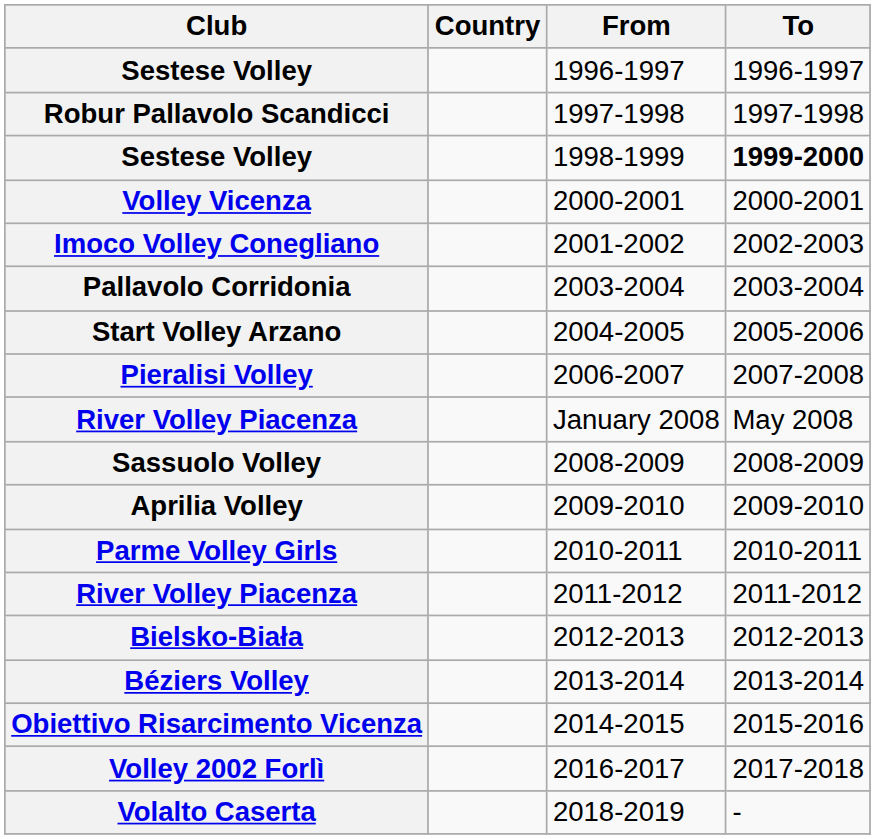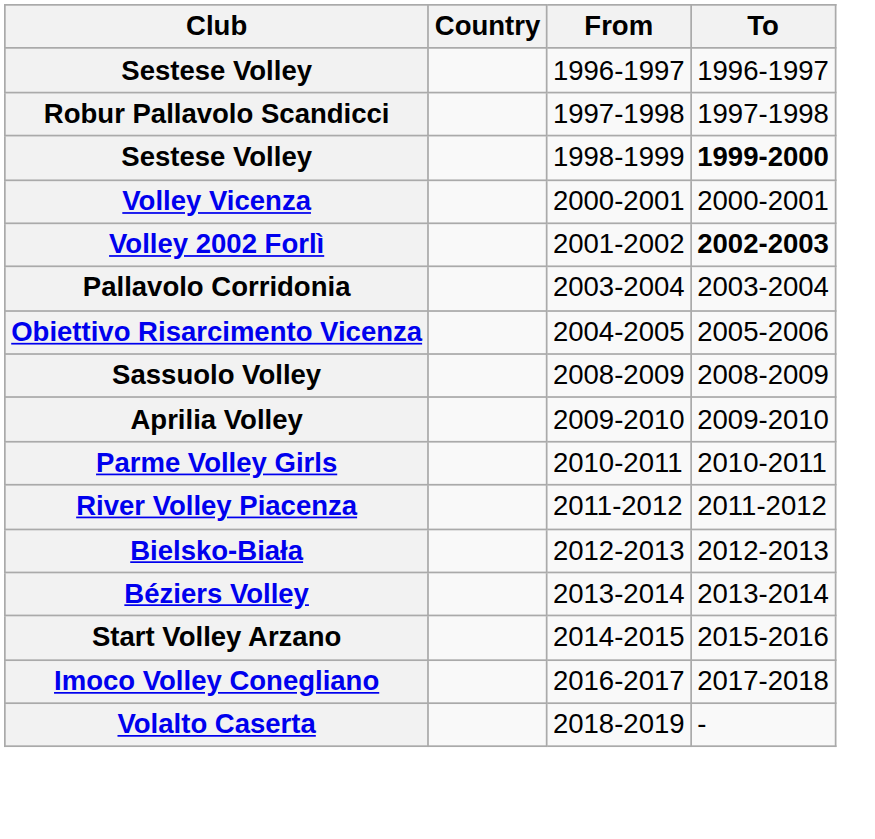(217, 244) Imoco Volley Conegliano -> (217, 244) Volley 2002 Forlì
(798, 244) normal -> (763, 244) bold
(217, 331) Start Volley Arzano -> (217, 331) Obiettivo Risarcimento Vicenza
- row: (619, 375)
- row: (636, 419)
(217, 724) Obiettivo Risarcimento Vicenza -> (217, 637) Start Volley Arzano
(217, 768) Volley 2002 Forlì -> (217, 680) Imoco Volley Conegliano
